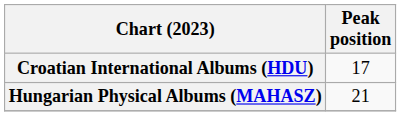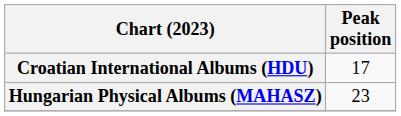(361, 96) 21 -> (361, 96) 23
